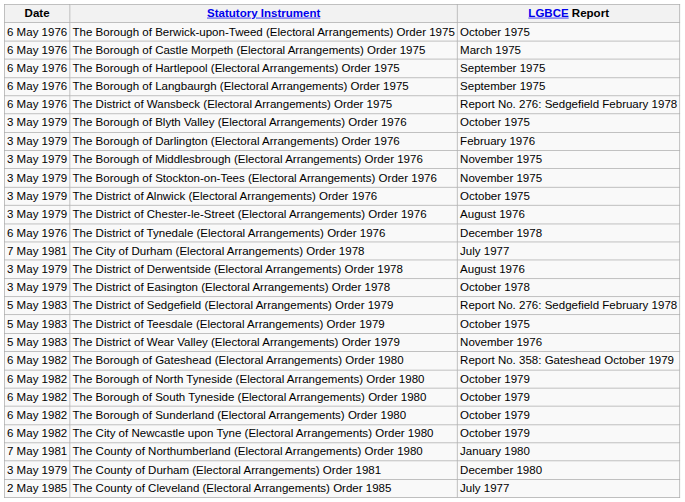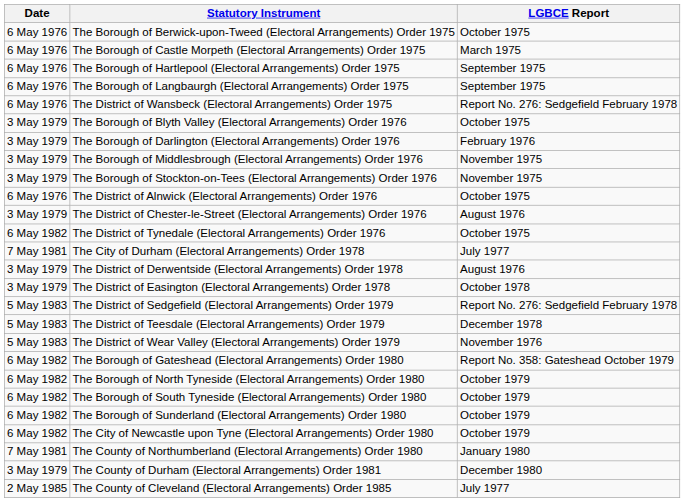(37, 196) 3 May 1979 -> (37, 196) 6 May 1976
(37, 232) 6 May 1976 -> (37, 232) 6 May 1982
(501, 232) December 1978 -> (495, 232) October 1975
(495, 324) October 1975 -> (501, 324) December 1978
